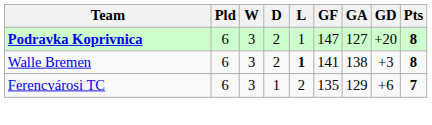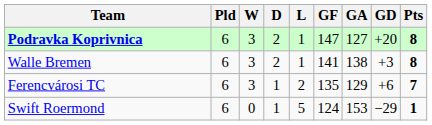(301, 62) bold -> (301, 62) normal
+ row: (56, 108)
